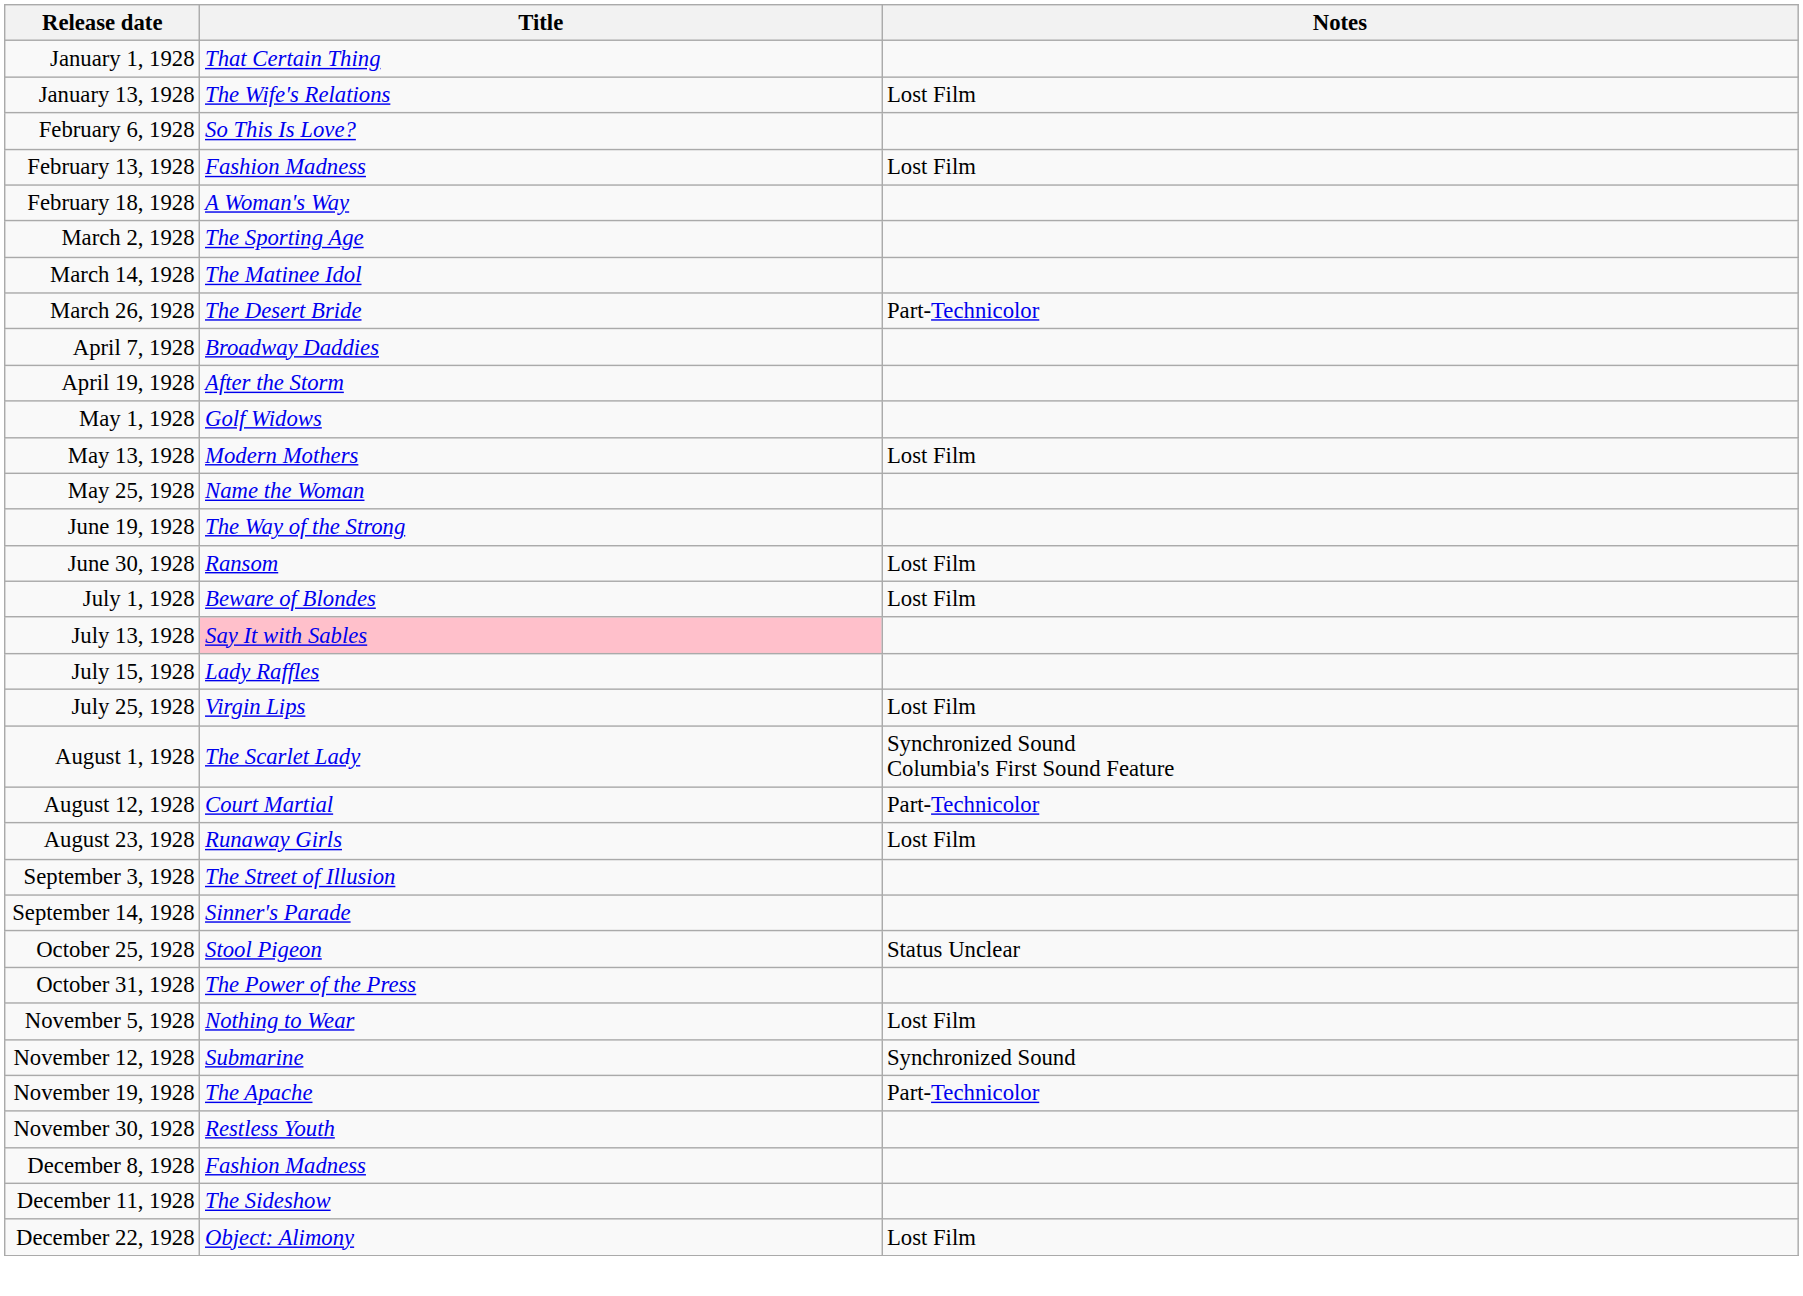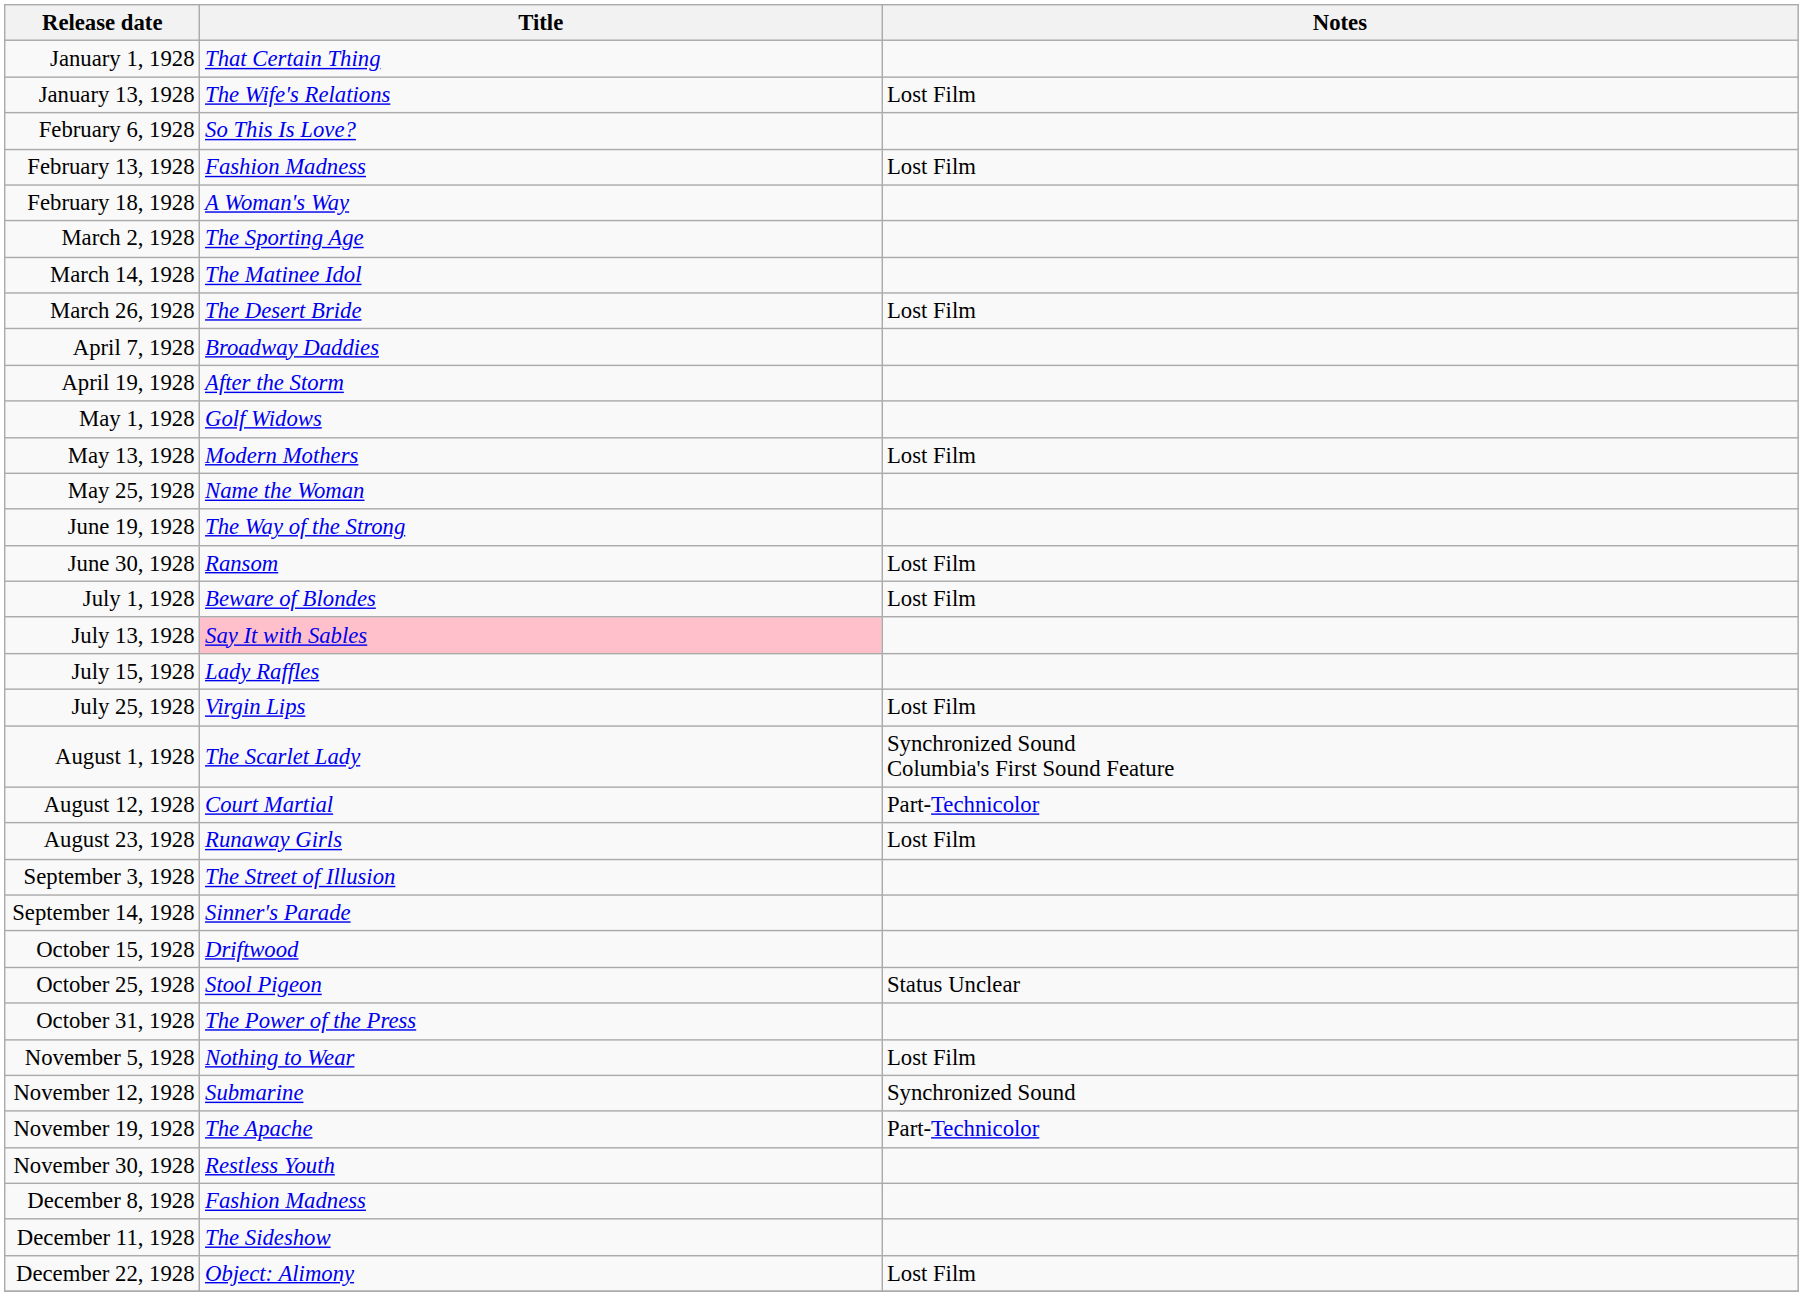(963, 310) Part-Technicolor -> (931, 310) Lost Film
+ row: (115, 948)
